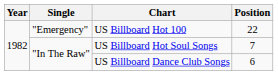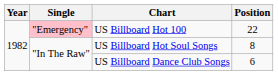(60, 29) no background -> (60, 29) pink background
(252, 45) 7 -> (252, 45) 8
